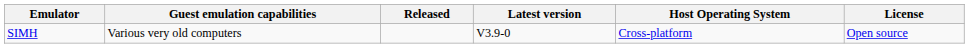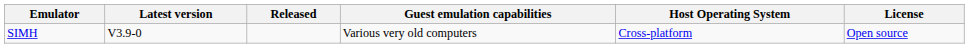columns swapped: (545, 14) <-> (243, 14)
